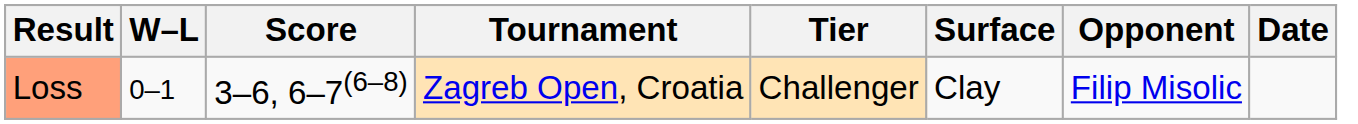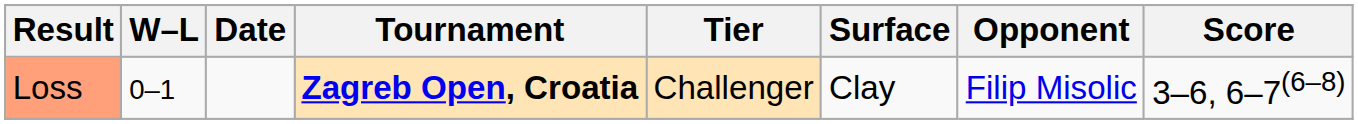columns swapped: (1293, 30) <-> (311, 30)
(583, 87) normal -> (470, 87) bold
